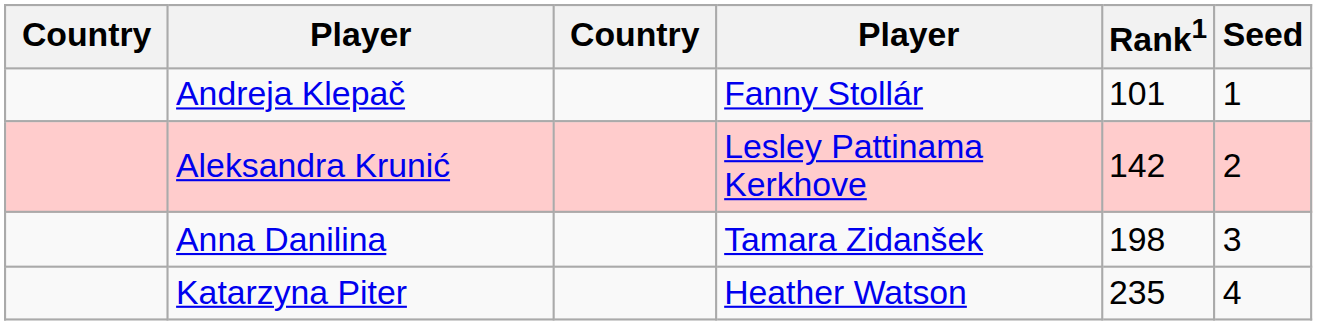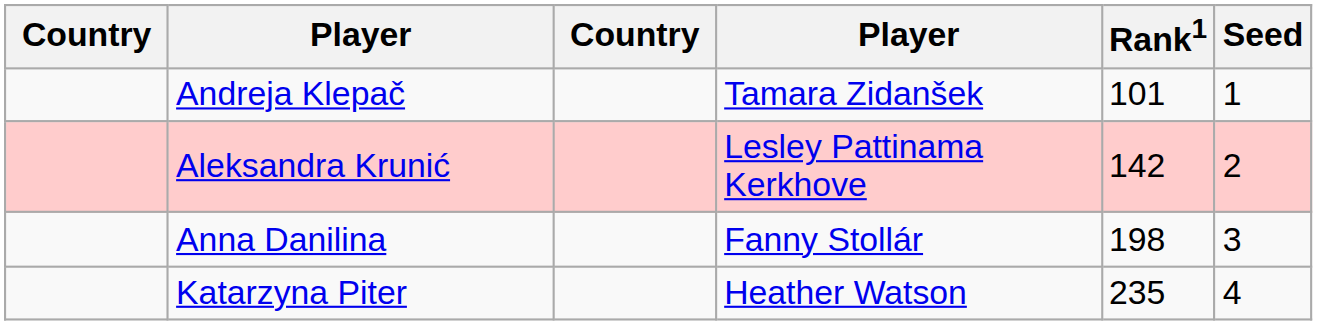(824, 93) Fanny Stollár -> (854, 93) Tamara Zidanšek
(854, 239) Tamara Zidanšek -> (824, 239) Fanny Stollár
